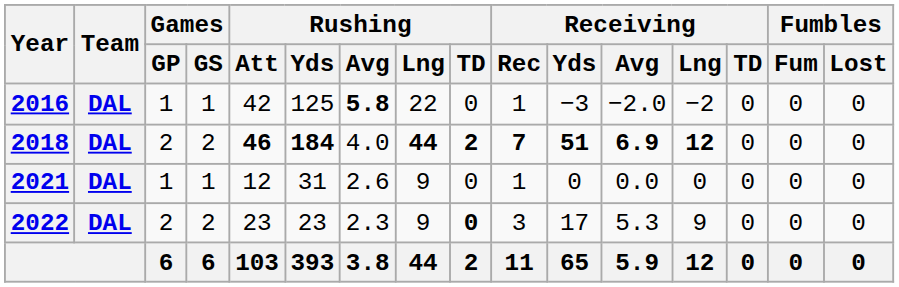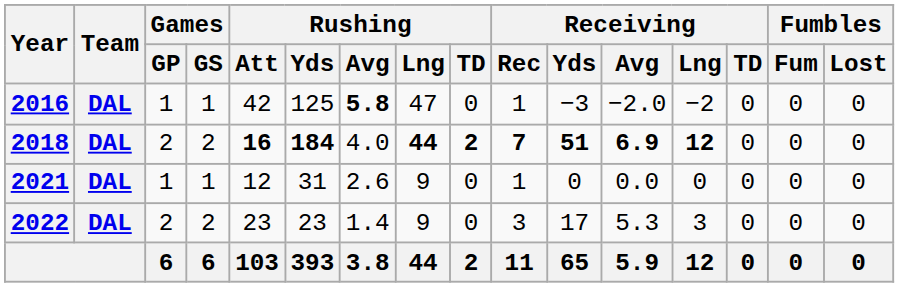(423, 104) 22 -> (423, 104) 47
(257, 144) 46 -> (257, 144) 16
(368, 223) 2.3 -> (368, 223) 1.4
(471, 223) bold -> (471, 223) normal
(700, 223) 9 -> (700, 223) 3
